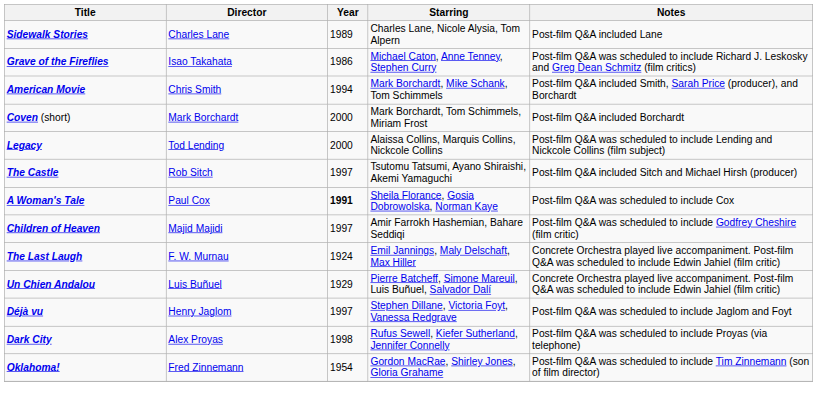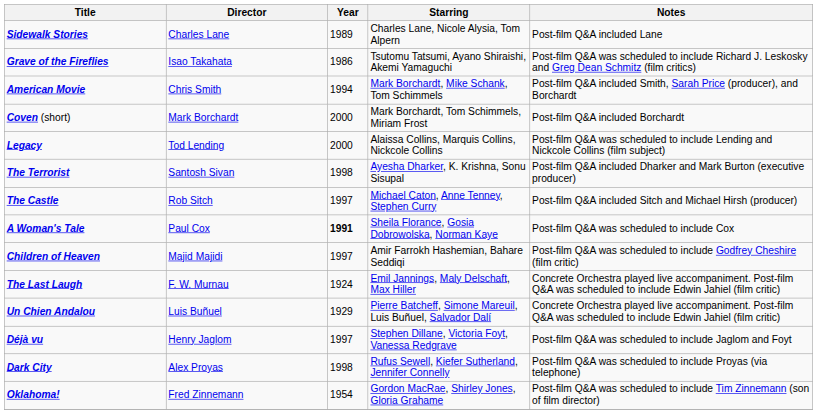(437, 62) Michael Caton, Anne Tenney, Stephen Curry -> (448, 62) Tsutomu Tatsumi, Ayano Shiraishi, Akemi Yamaguchi
+ row: (38, 173)
(448, 173) Tsutomu Tatsumi, Ayano Shiraishi, Akemi Yamaguchi -> (437, 201) Michael Caton, Anne Tenney, Stephen Curry
